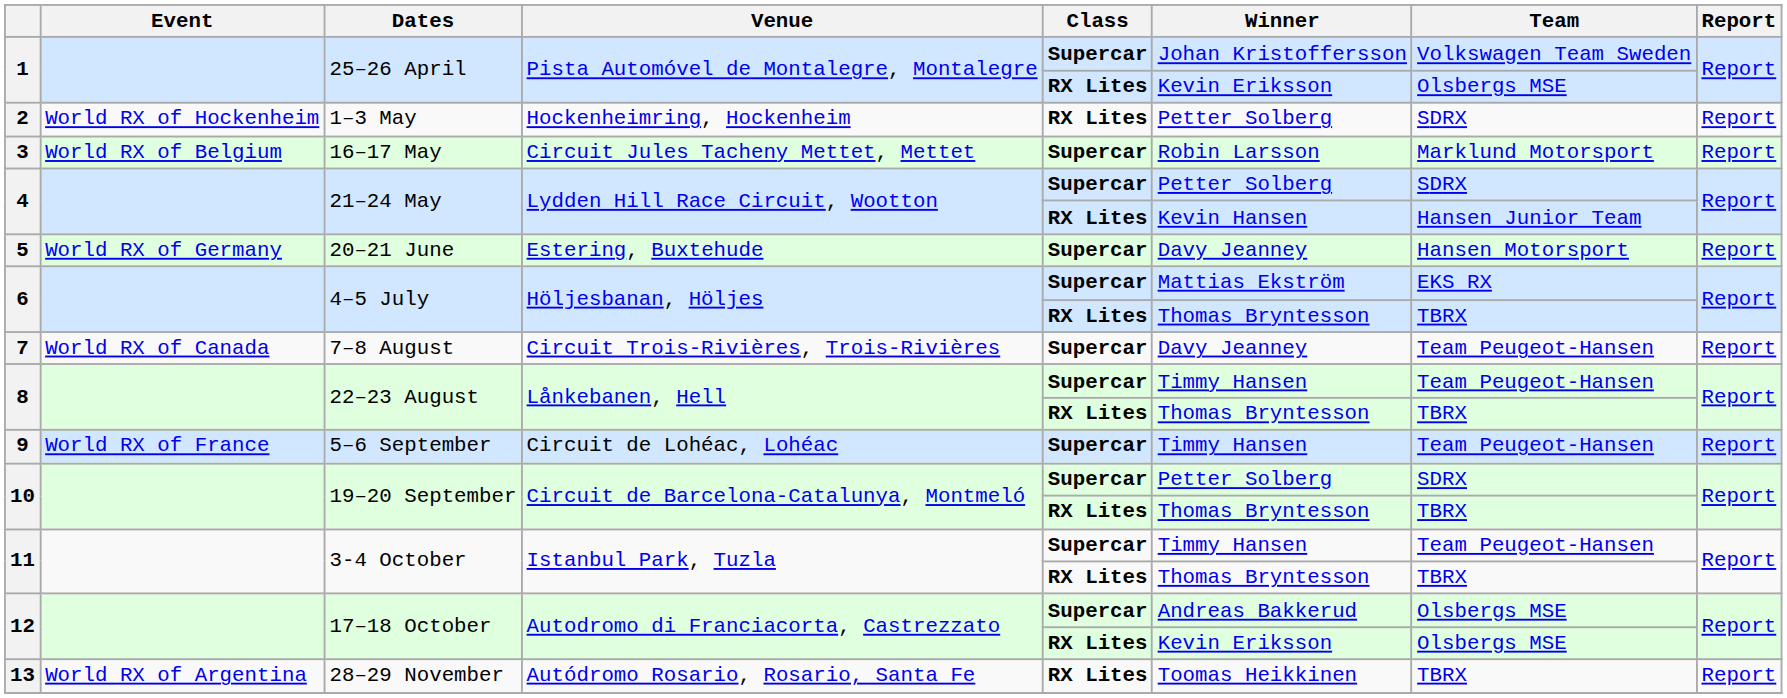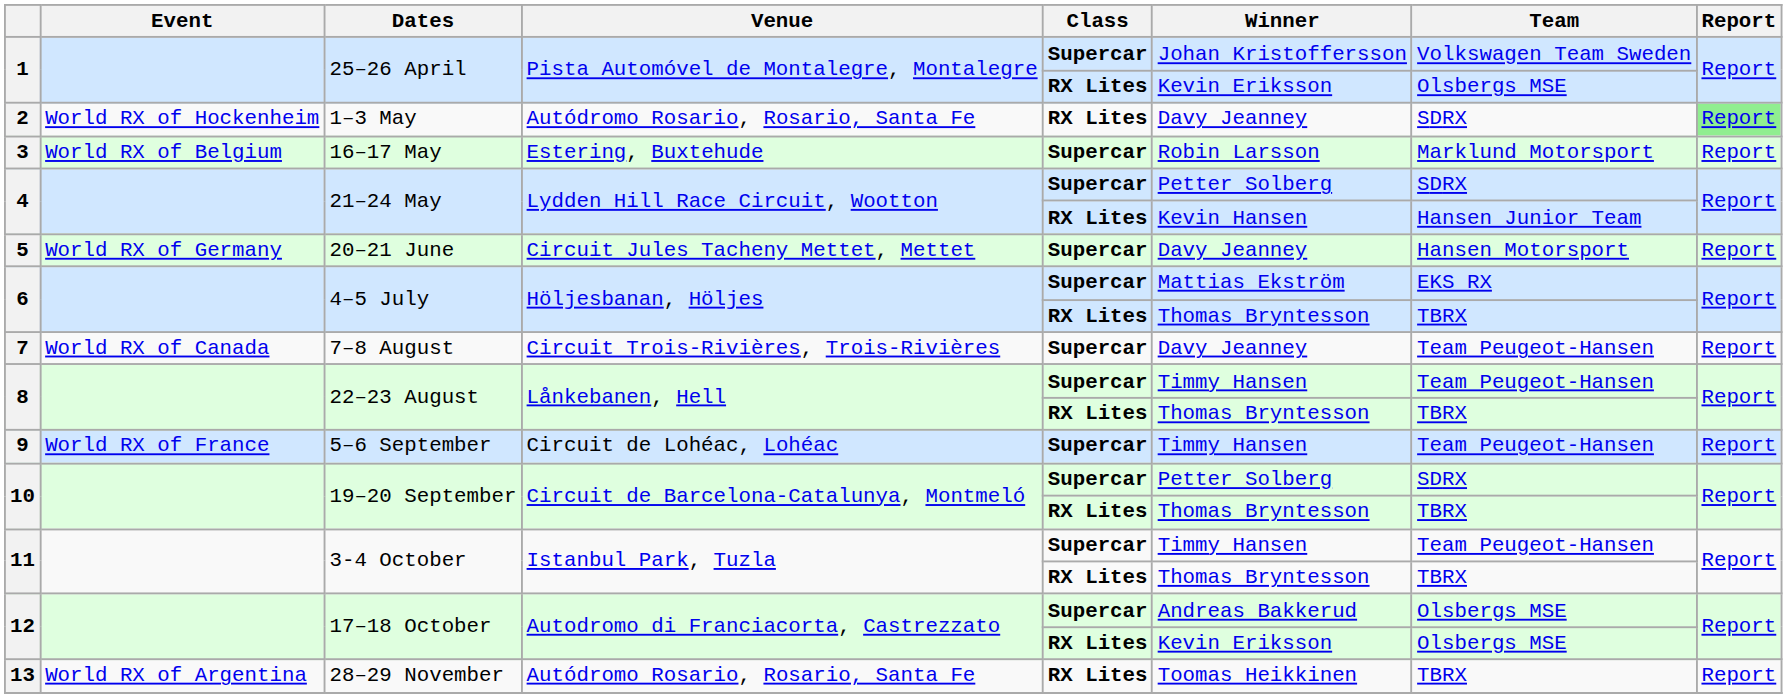(689, 120) Hockenheimring, Hockenheim -> (751, 120) Autódromo Rosario, Rosario, Santa Fe
(1245, 120) Petter Solberg -> (1232, 120) Davy Jeanney
(1739, 120) no background -> (1739, 120) lightgreen background
(751, 152) Circuit Jules Tacheny Mettet, Mettet -> (645, 152) Estering, Buxtehude
(645, 250) Estering, Buxtehude -> (751, 250) Circuit Jules Tacheny Mettet, Mettet
